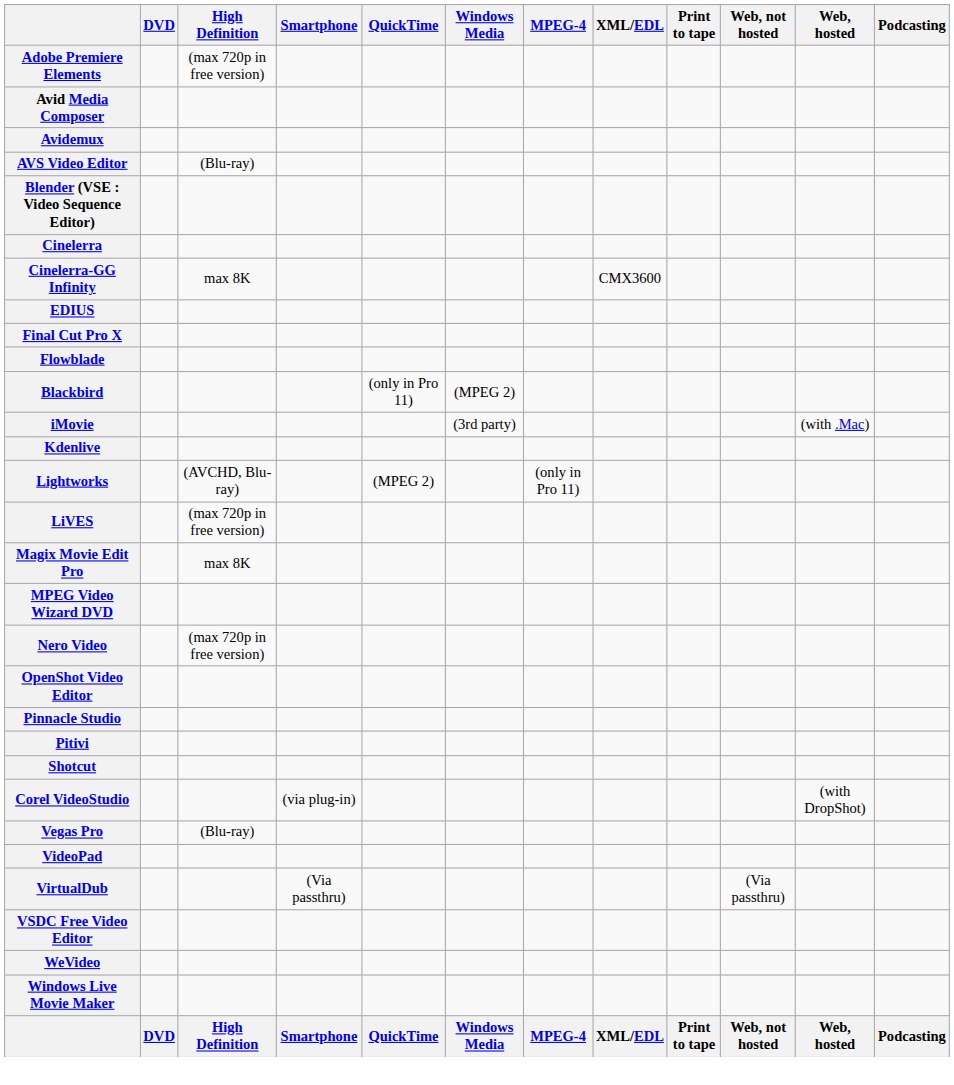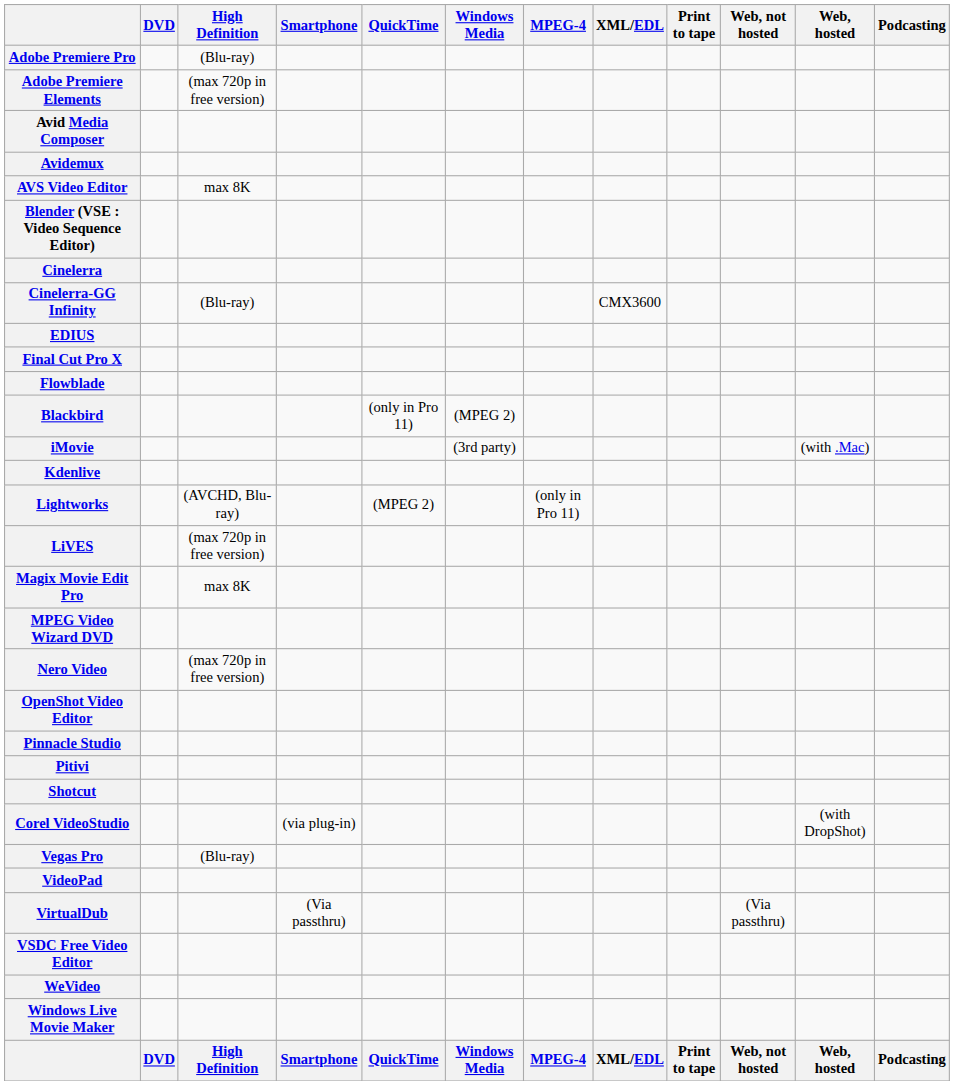+ row: (72, 57)
(227, 163) (Blu-ray) -> (227, 187) max 8K
(227, 278) max 8K -> (227, 302) (Blu-ray)
